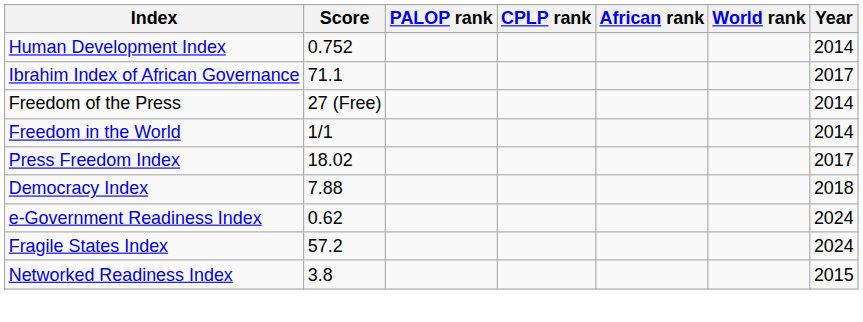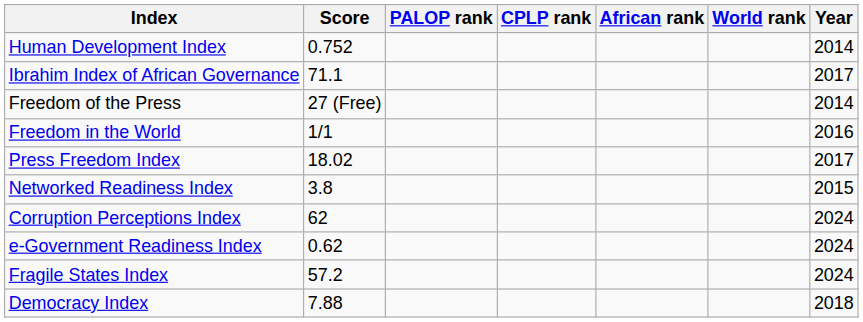(834, 132) 2014 -> (834, 132) 2016
rows swapped: (78, 189) <-> (121, 274)
+ row: (125, 217)
